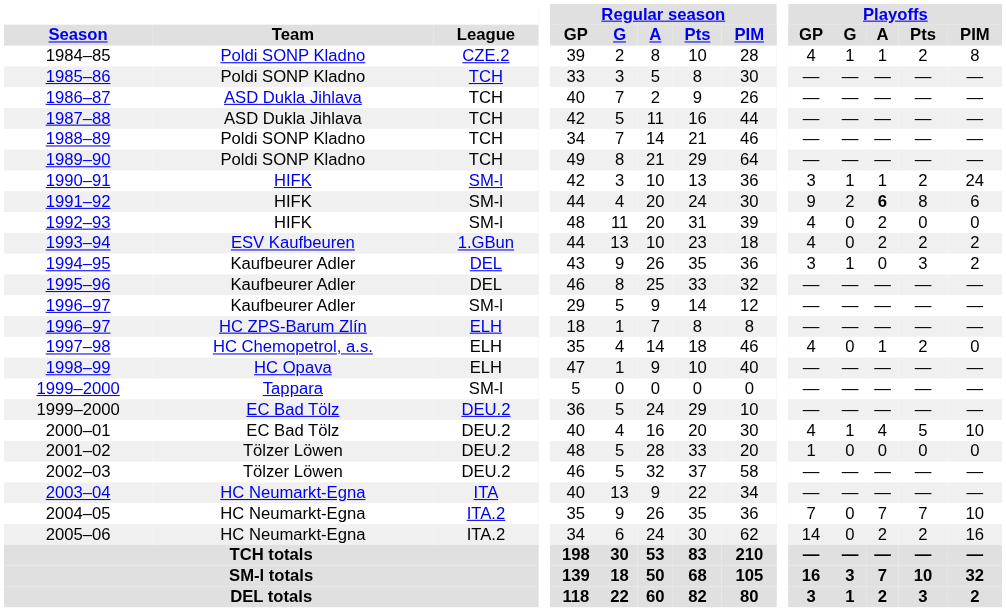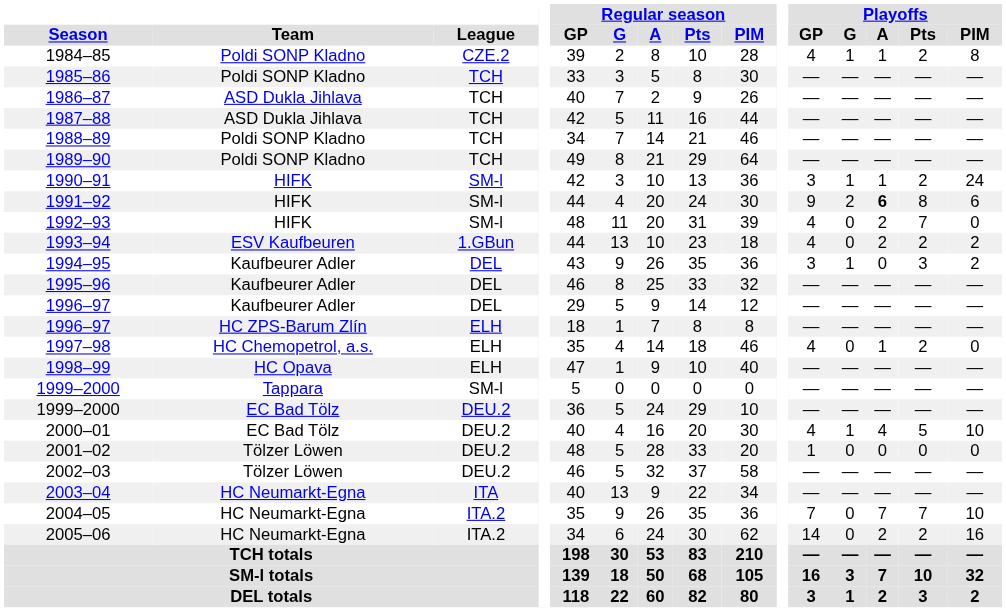(923, 222) 0 -> (923, 222) 7
(486, 305) SM-l -> (486, 305) DEL
